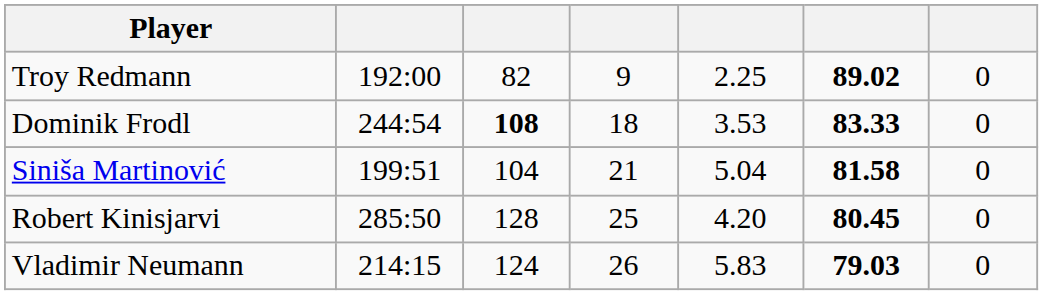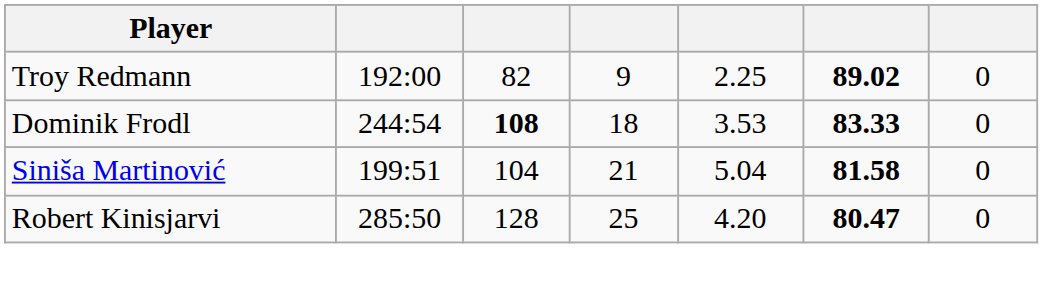(866, 218) 80.45 -> (866, 218) 80.47
- row: (128, 265)
